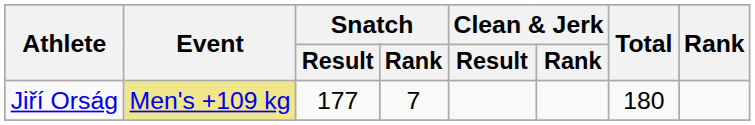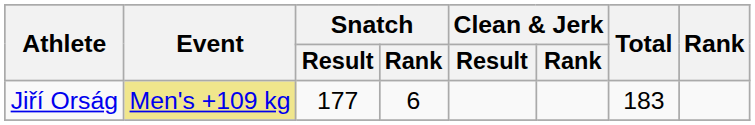(413, 101) 7 -> (413, 101) 6
(644, 101) 180 -> (644, 101) 183
